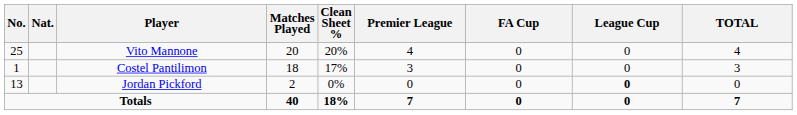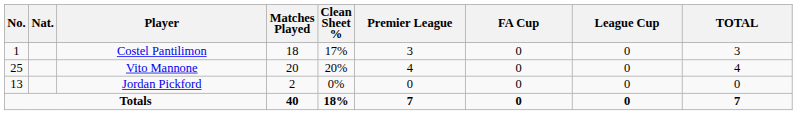rows swapped: (162, 51) <-> (162, 68)
(627, 84) bold -> (627, 84) normal
